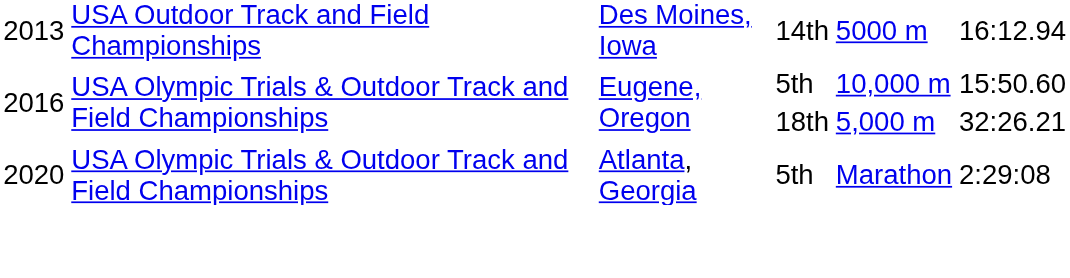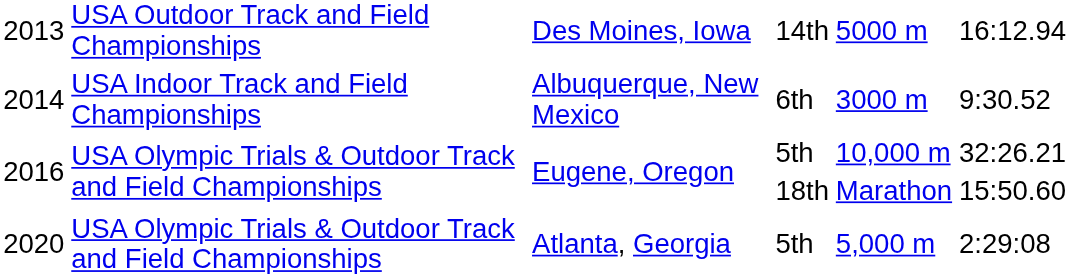+ row: (34, 99)
(1013, 84) 15:50.60 -> (1013, 152) 32:26.21
(886, 121) 5,000 m -> (894, 190) Marathon
(1013, 121) 32:26.21 -> (1013, 190) 15:50.60
(894, 175) Marathon -> (886, 244) 5,000 m
